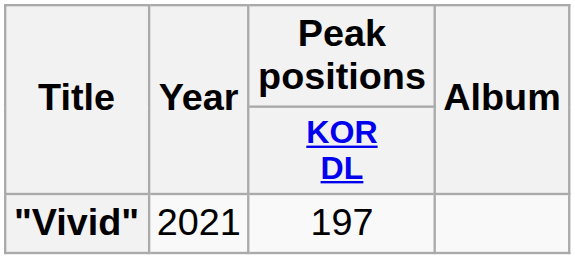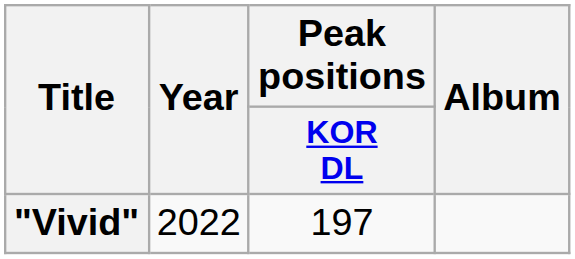(199, 222) 2021 -> (199, 222) 2022
